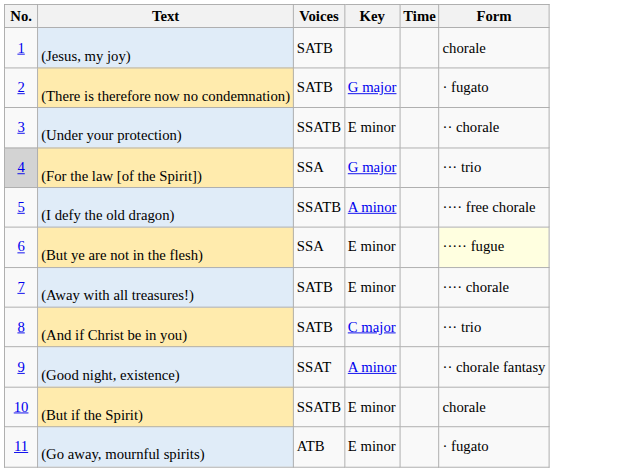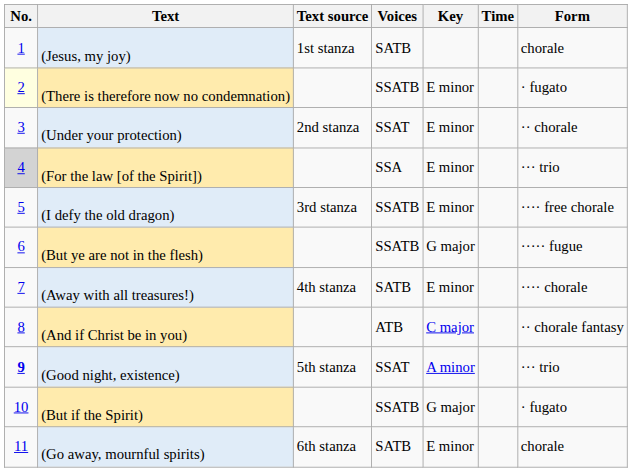+ column: (333, 16)
(21, 87) no background -> (21, 87) lightyellow background
(315, 87) SATB -> (397, 87) SSATB
(372, 87) G major -> (450, 87) E minor
(319, 127) SSATB -> (392, 127) SSAT
(372, 167) G major -> (450, 167) E minor
(372, 207) A minor -> (450, 207) E minor
(310, 247) SSA -> (397, 247) SSATB
(372, 247) E minor -> (450, 247) G major
(473, 247) lightyellow background -> (552, 247) no background
(315, 327) SATB -> (389, 327) ATB
(462, 327) ··· trio -> (572, 327) ·· chorale fantasy
(21, 367) normal -> (21, 367) bold
(494, 367) ·· chorale fantasy -> (540, 367) ··· trio
(372, 406) E minor -> (450, 406) G major
(464, 406) chorale -> (544, 406) · fugato
(311, 446) ATB -> (393, 446) SATB
(466, 446) · fugato -> (542, 446) chorale
